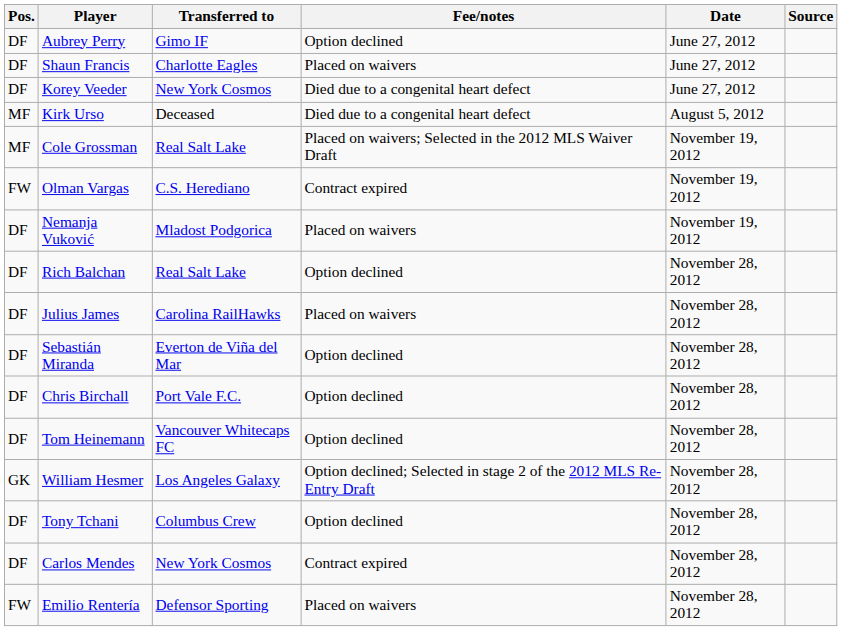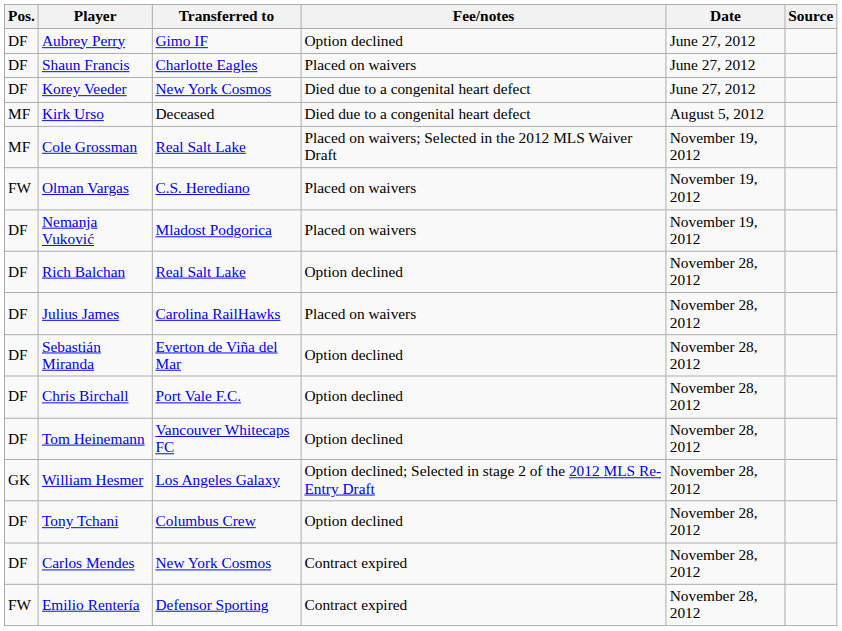(356, 188) Contract expired -> (360, 188) Placed on waivers
(360, 605) Placed on waivers -> (356, 605) Contract expired
